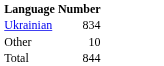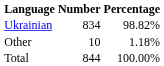+ column: (132, 9)
